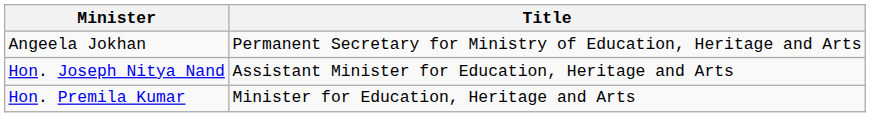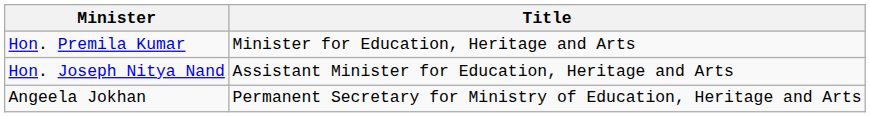rows swapped: (97, 98) <-> (77, 45)
